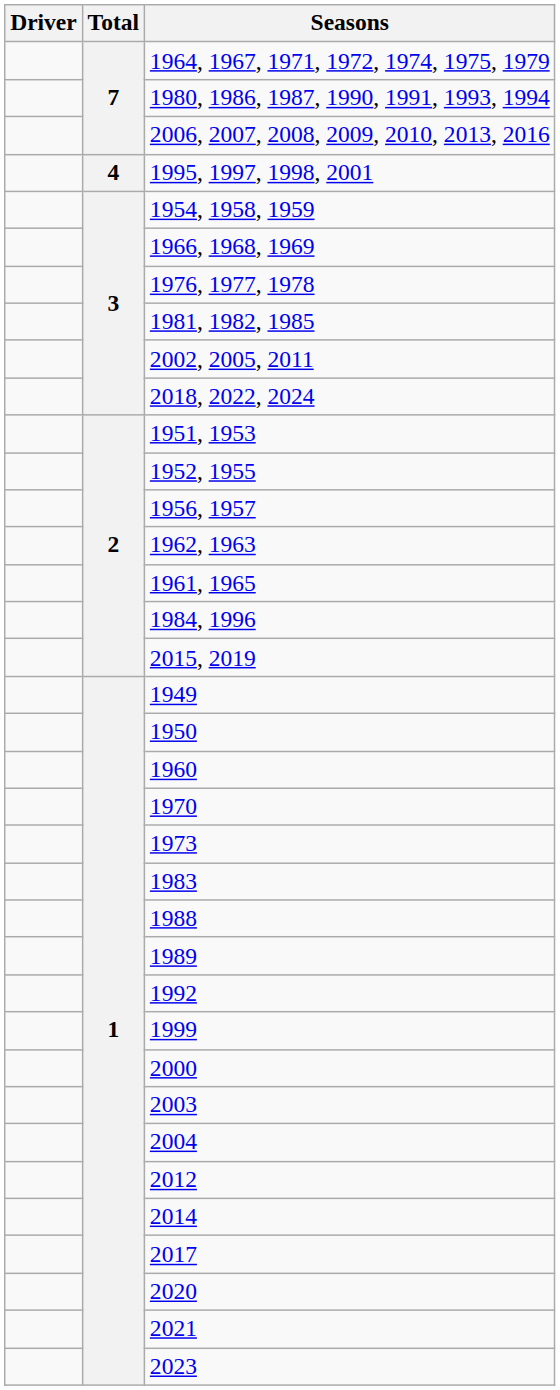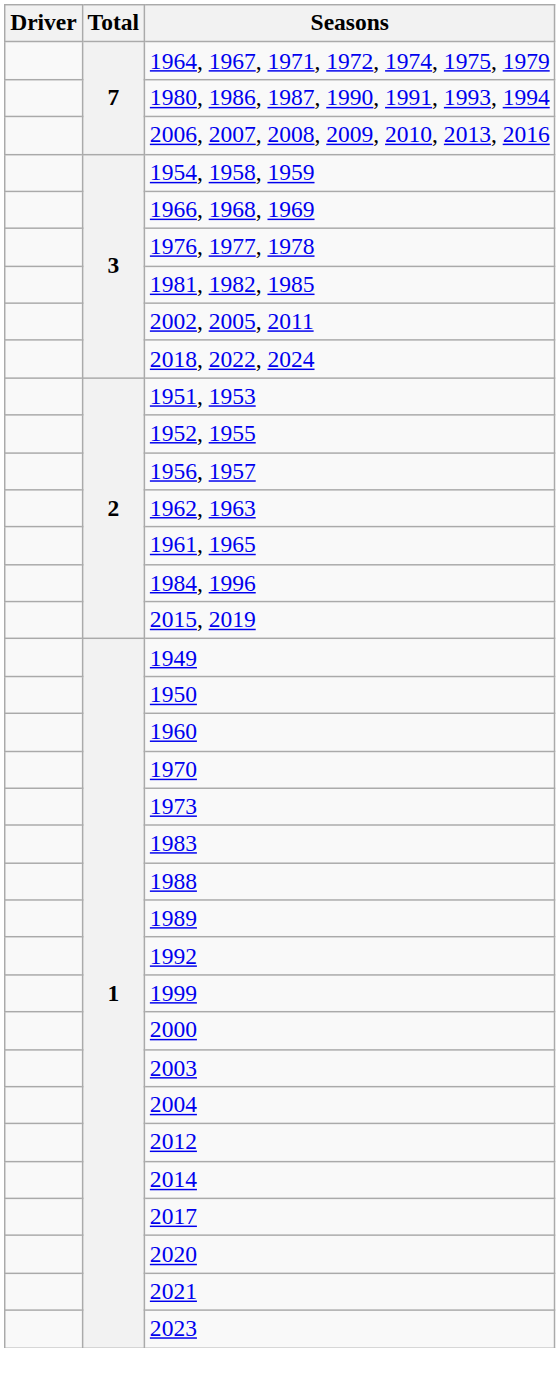- row: (262, 172)
